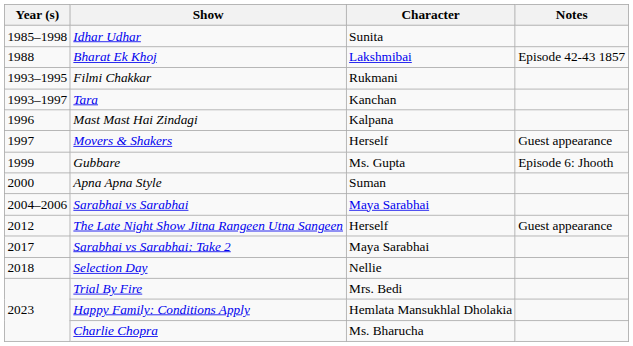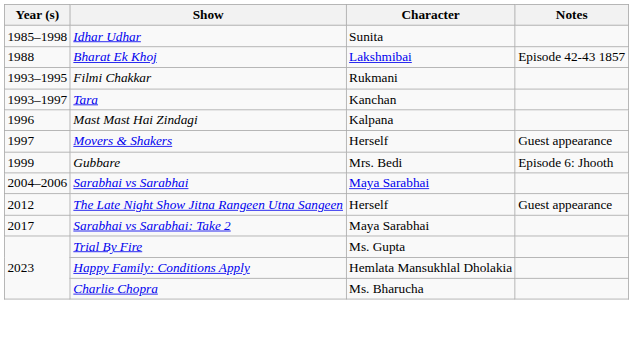(377, 162) Ms. Gupta -> (376, 162) Mrs. Bedi
- row: (117, 183)
- row: (110, 267)
(376, 288) Mrs. Bedi -> (377, 246) Ms. Gupta
